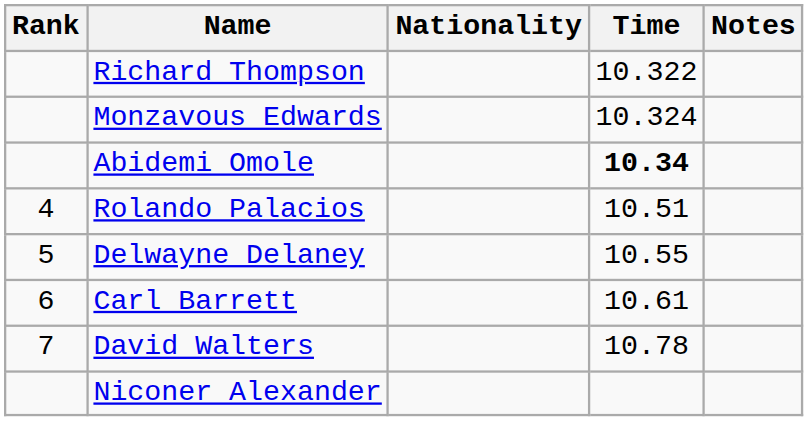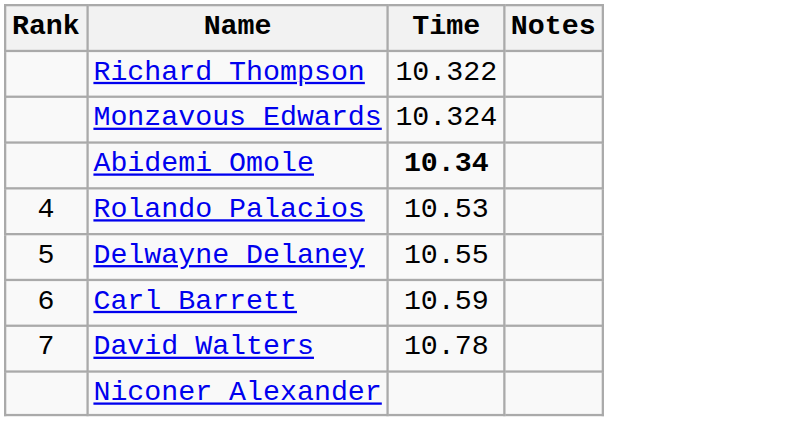- column: (489, 28)
(647, 211) 10.51 -> (446, 211) 10.53
(647, 302) 10.61 -> (446, 302) 10.59
